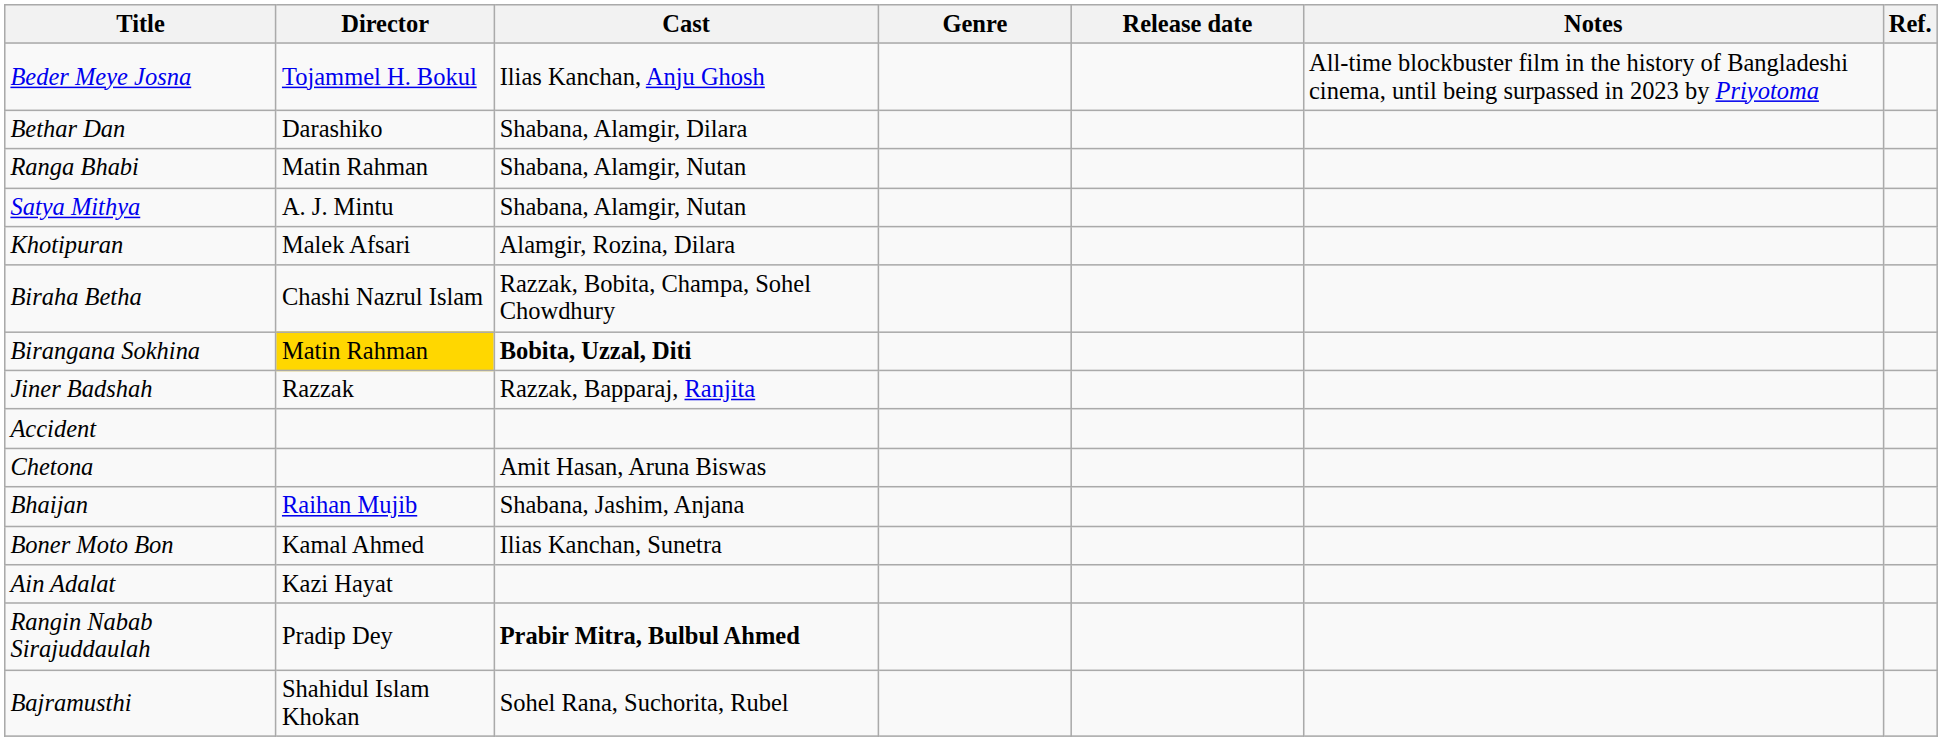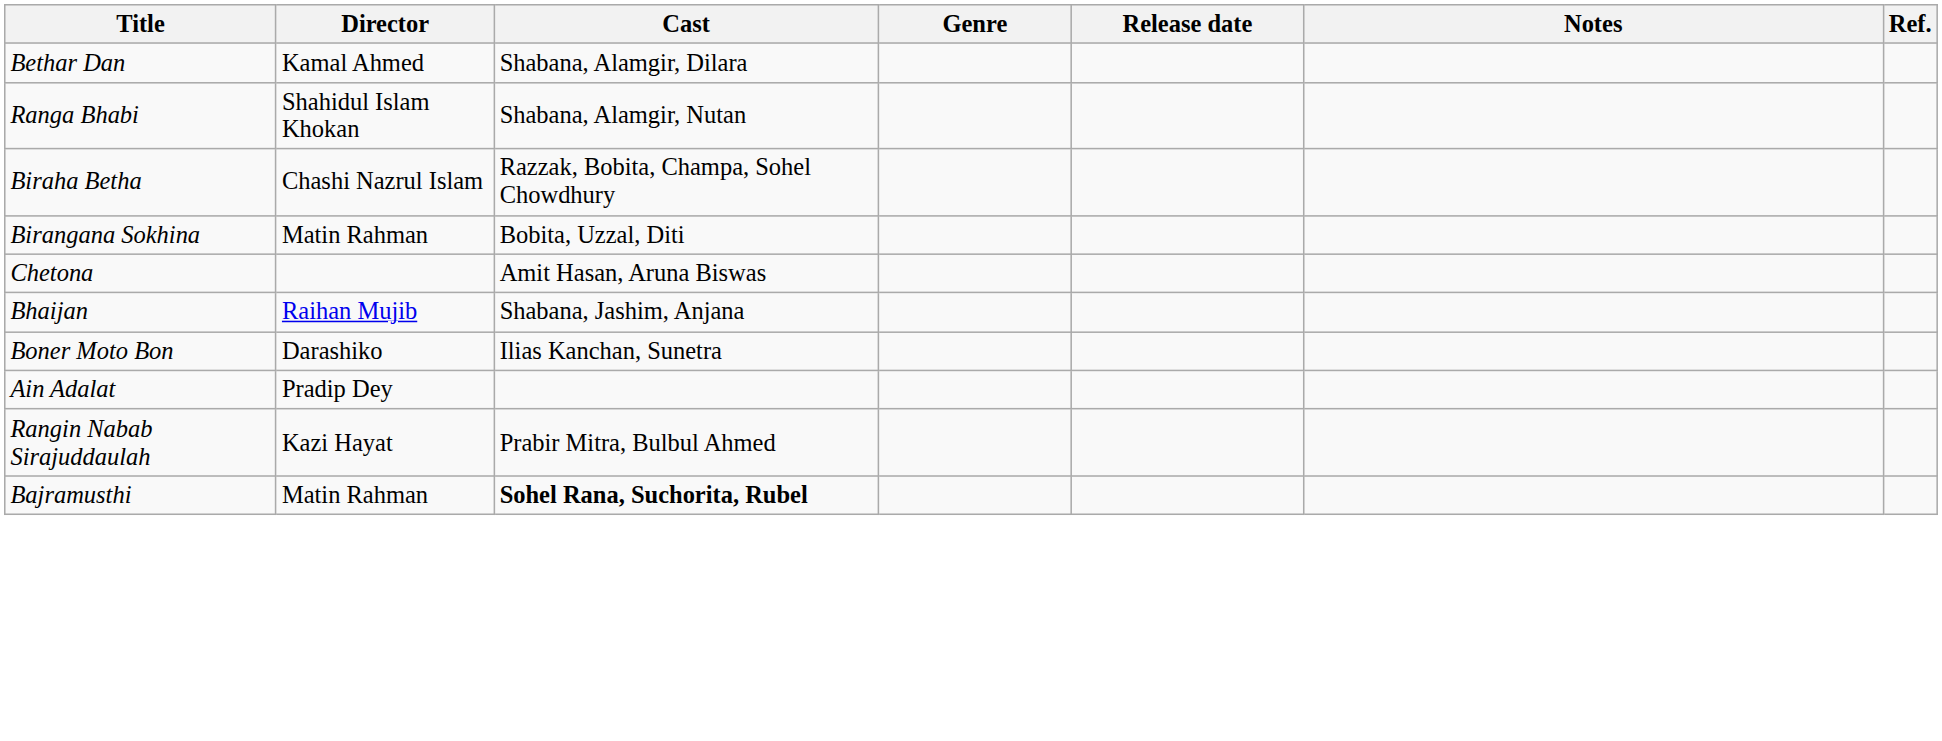- row: (101, 76)
(332, 129) Darashiko -> (353, 62) Kamal Ahmed
(355, 167) Matin Rahman -> (356, 115) Shahidul Islam Khokan
- row: (75, 206)
- row: (67, 245)
(355, 350) gold background -> (355, 234) no background
(596, 350) bold -> (592, 234) normal
- row: (81, 389)
- row: (53, 428)
(353, 544) Kamal Ahmed -> (332, 350) Darashiko
(337, 583) Kazi Hayat -> (337, 389) Pradip Dey
(337, 636) Pradip Dey -> (337, 442) Kazi Hayat
(650, 636) bold -> (638, 442) normal
(356, 702) Shahidul Islam Khokan -> (355, 494) Matin Rahman
(644, 702) normal -> (654, 494) bold
